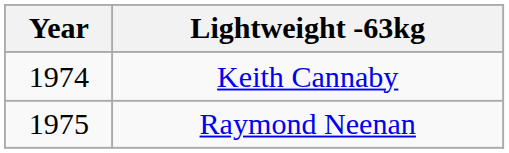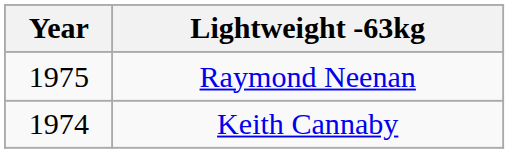rows swapped: (308, 76) <-> (308, 123)
